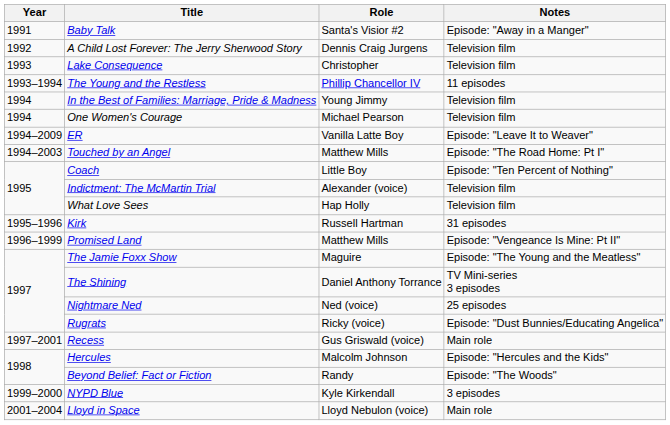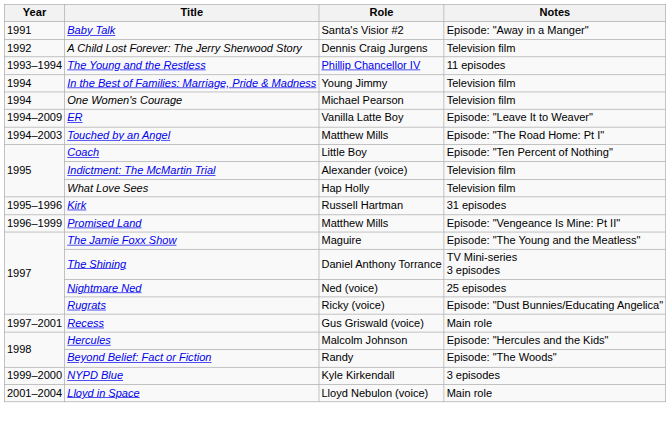- row: (115, 65)
